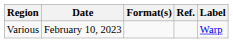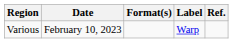columns swapped: (213, 12) <-> (186, 12)
